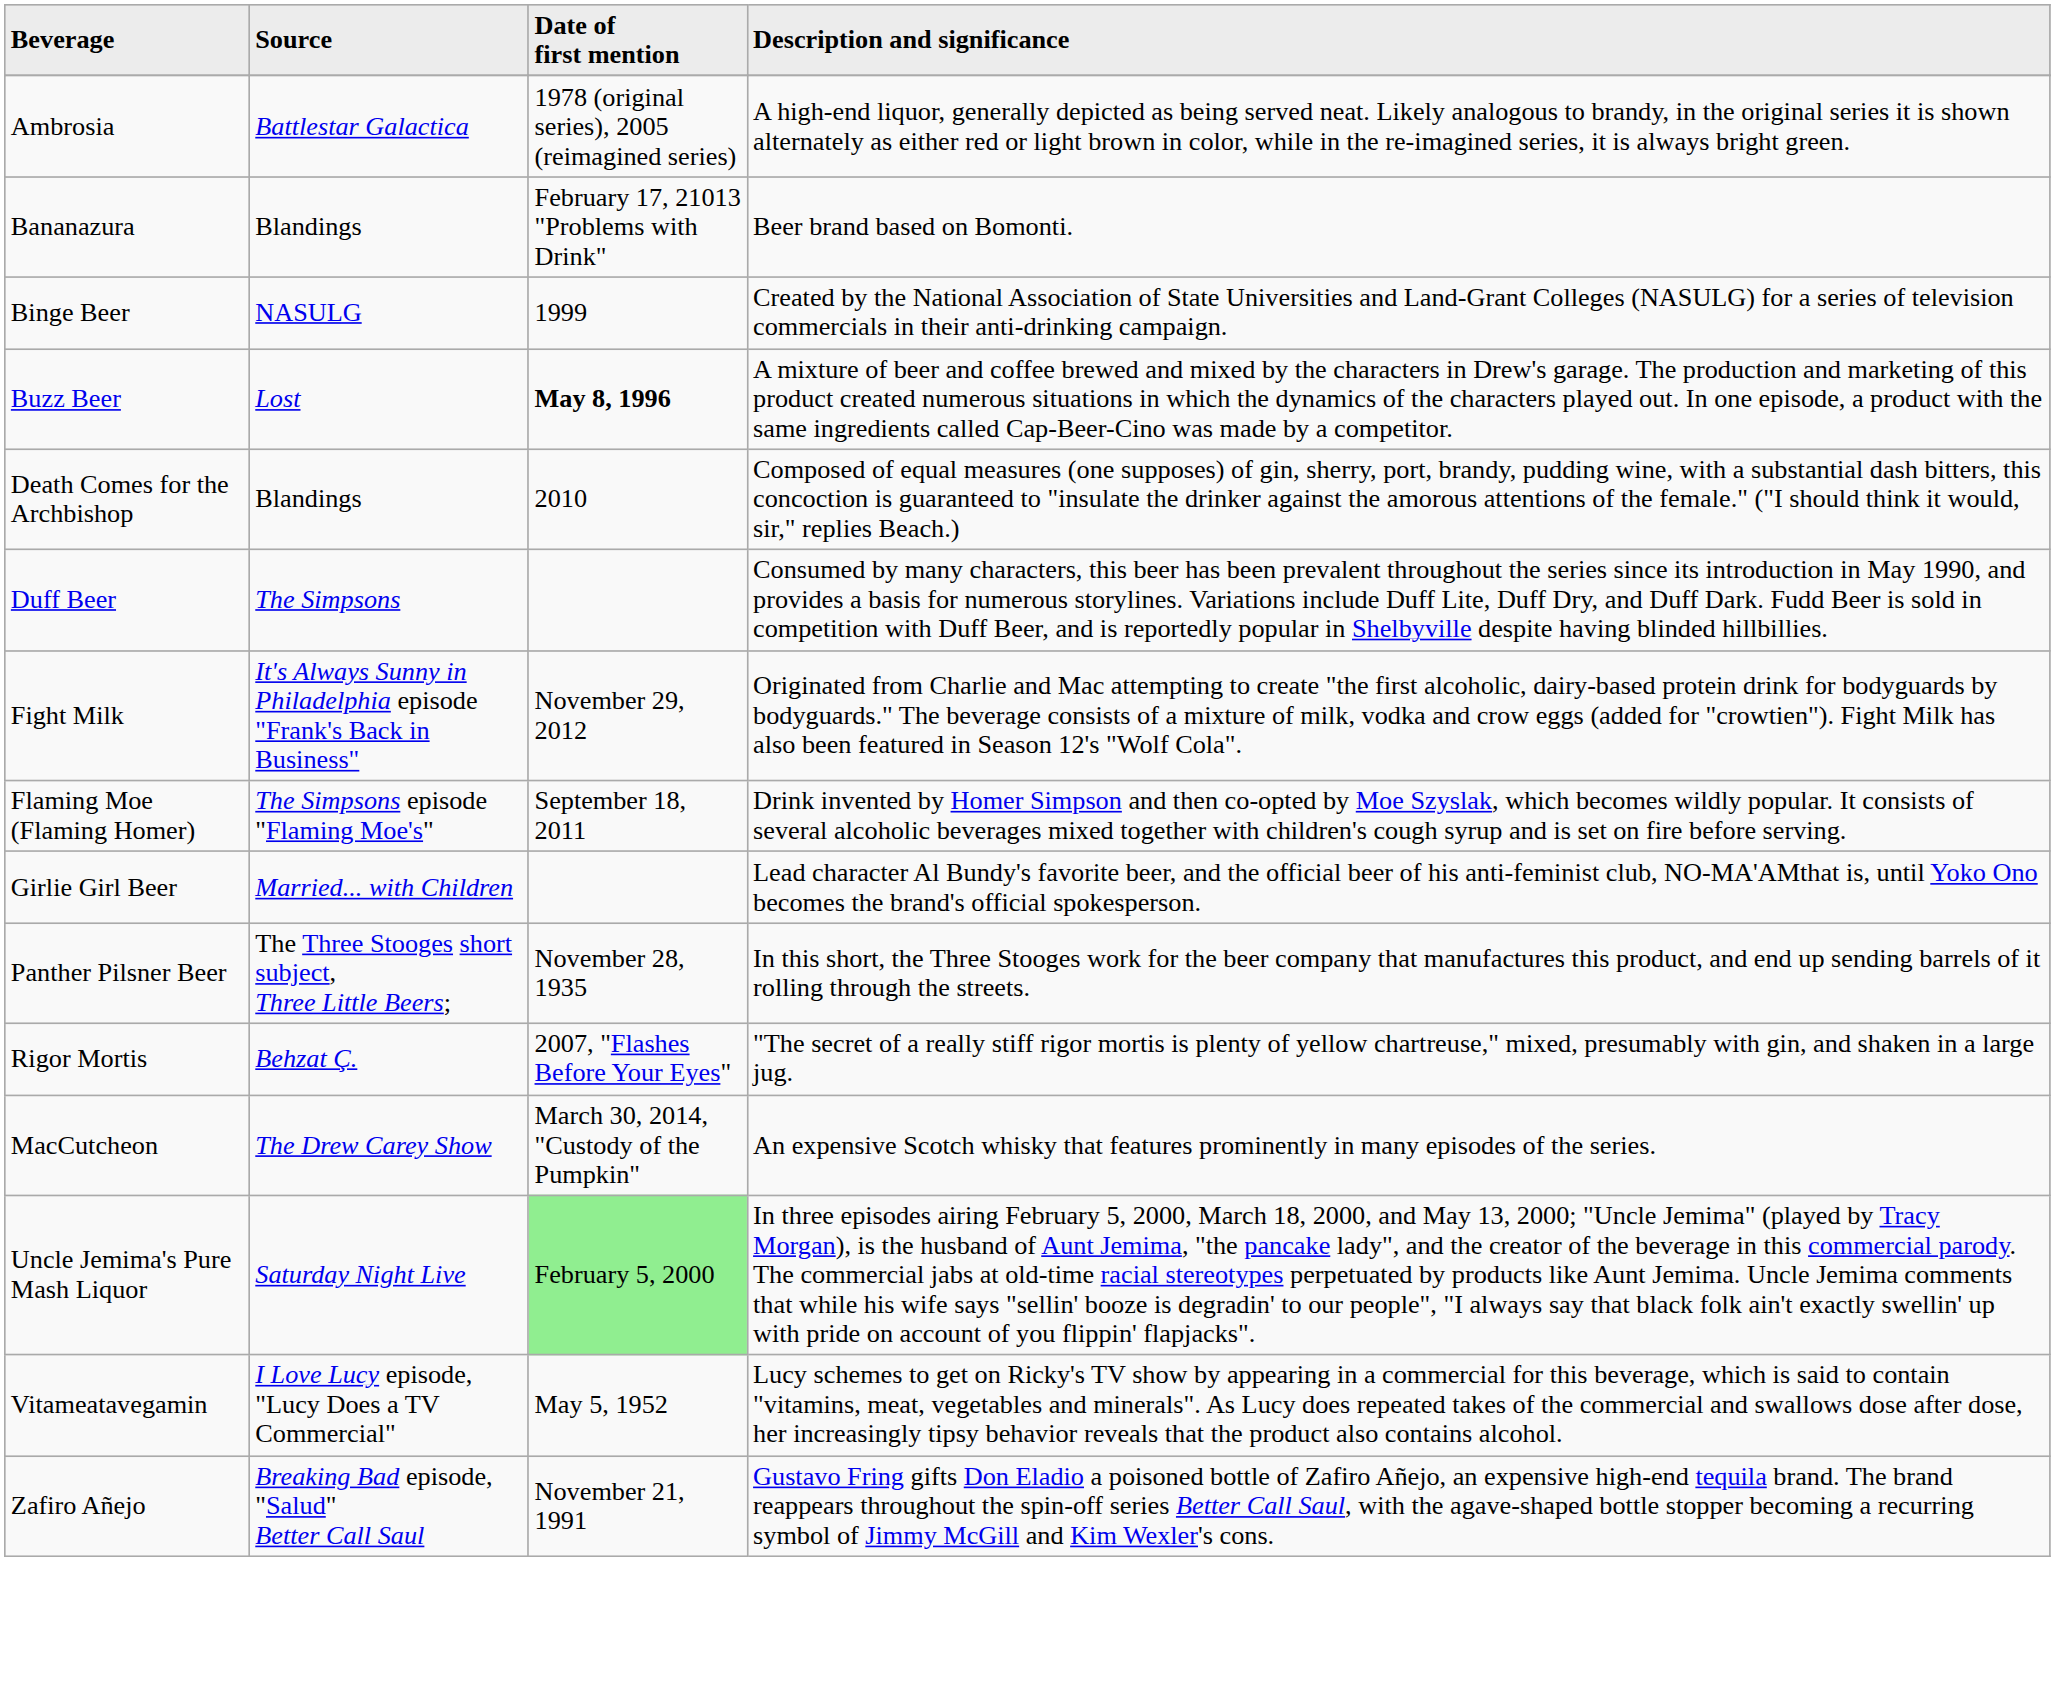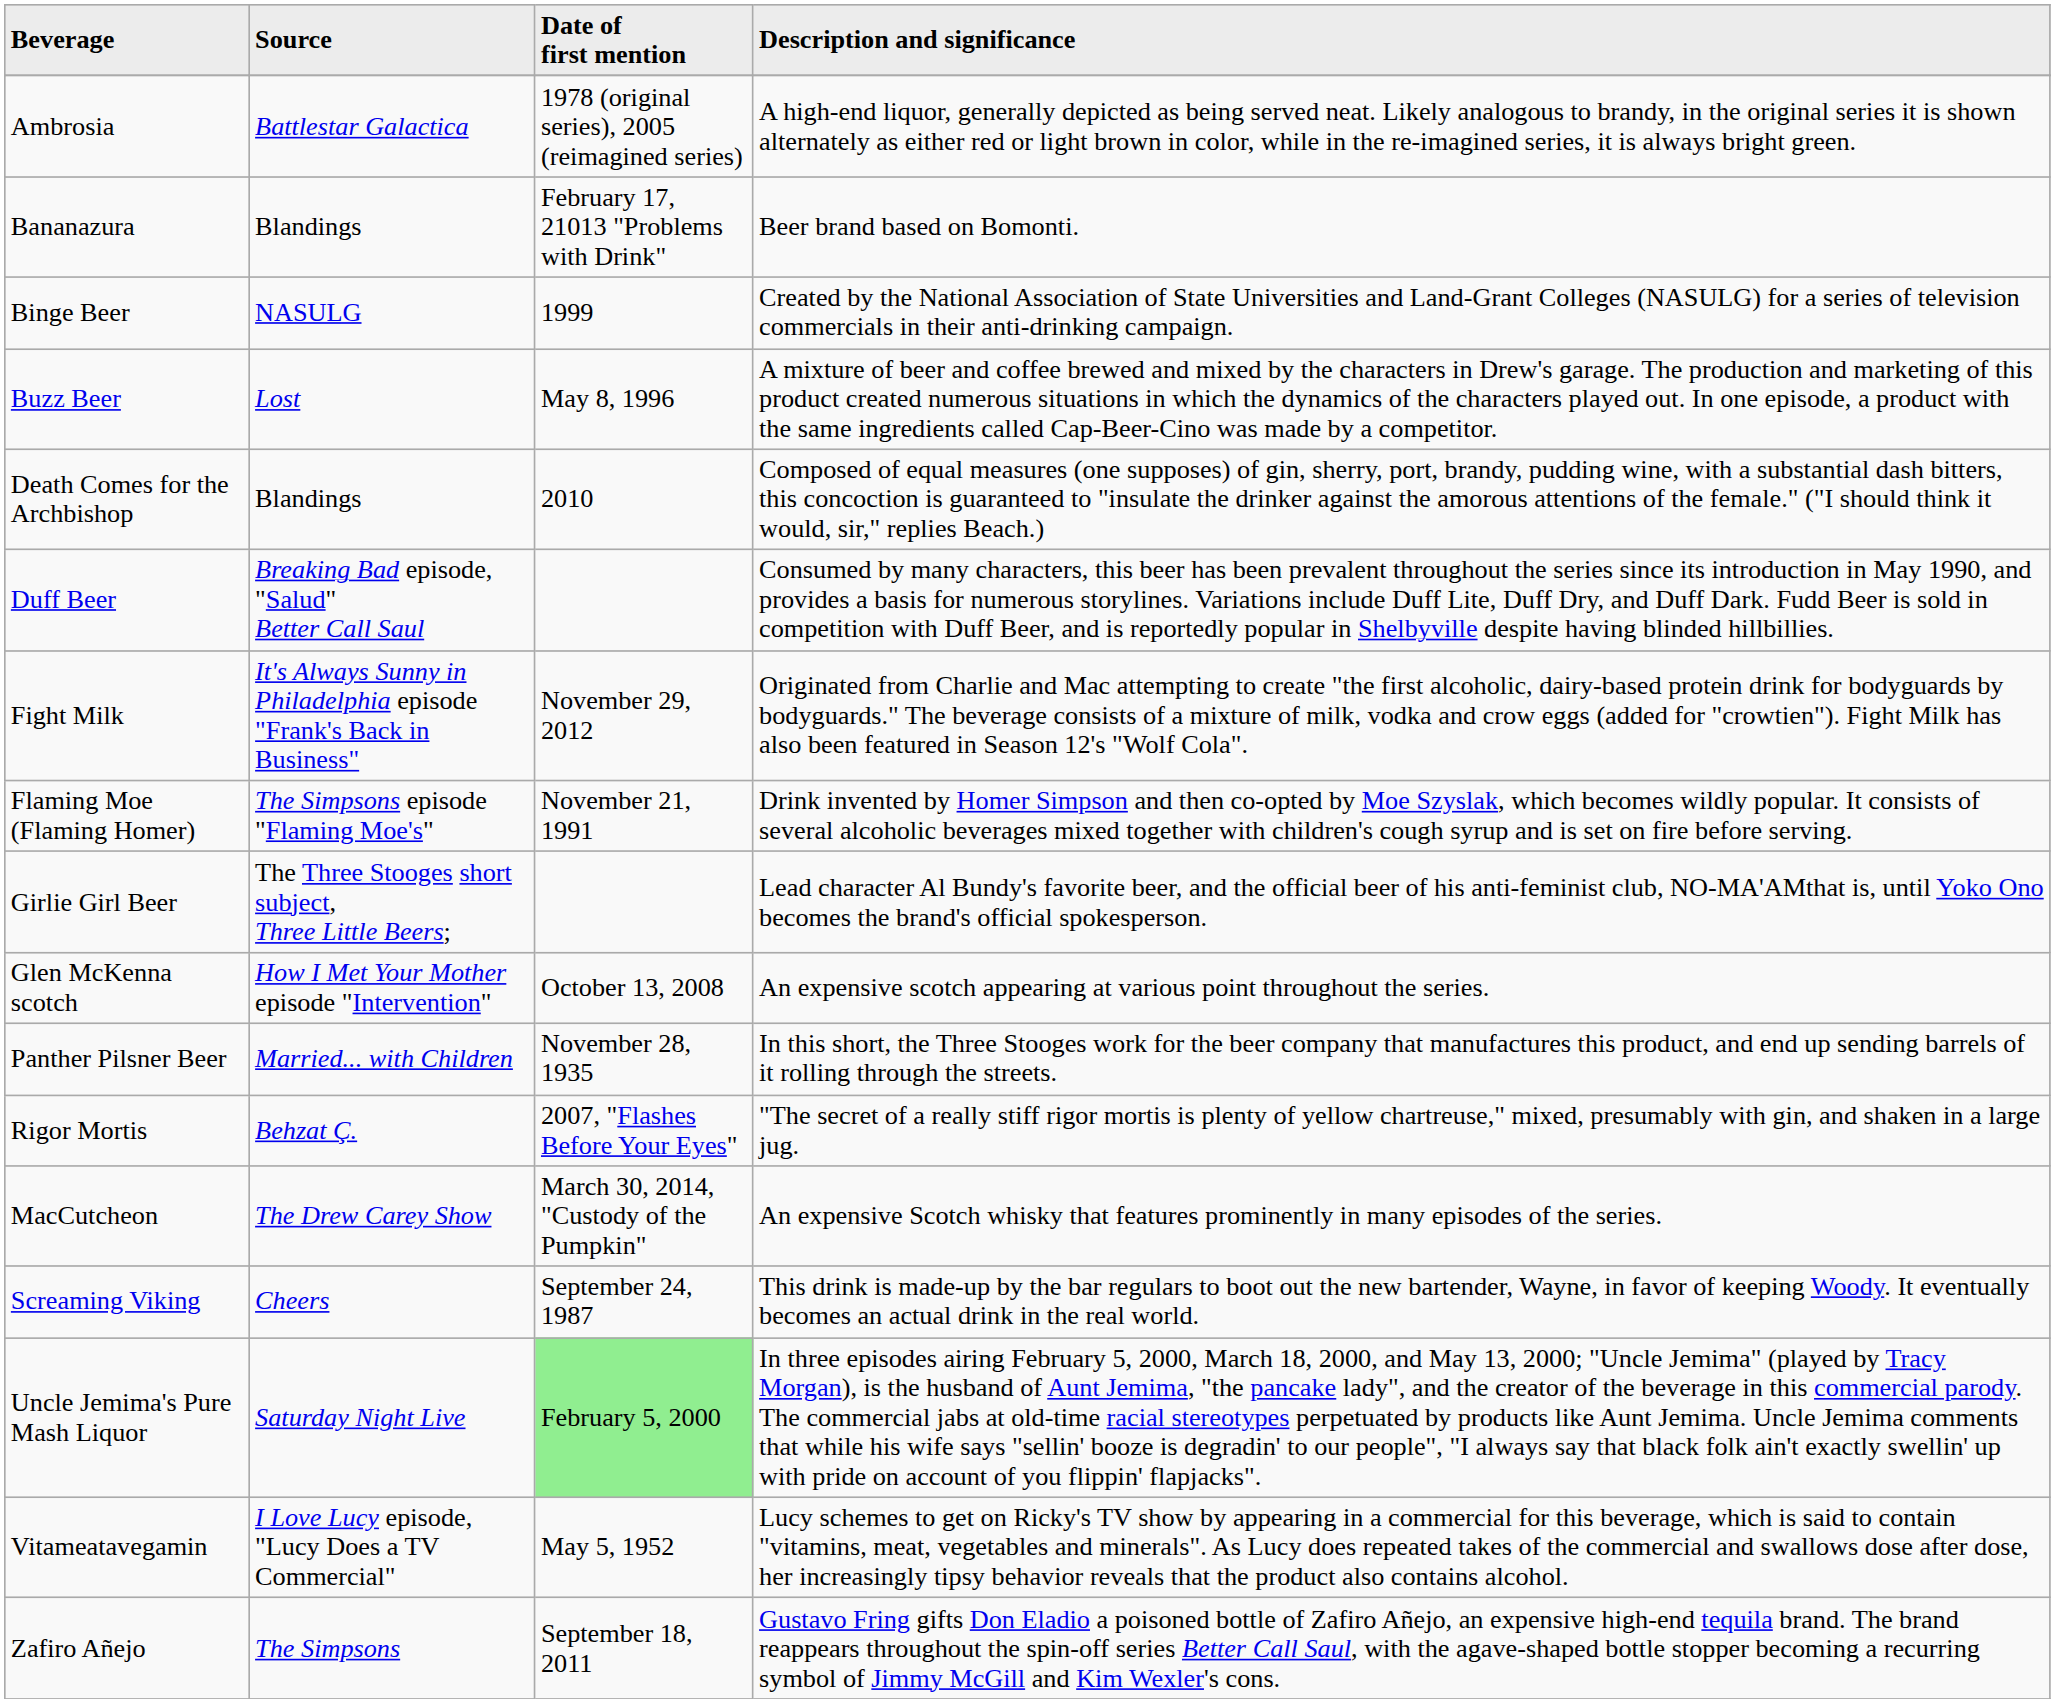(603, 398) bold -> (608, 398) normal
(328, 599) The Simpsons -> (374, 599) Breaking Bad episode, "Salud" Better Call Saul
(610, 815) September 18, 2011 -> (616, 815) November 21, 1991
(384, 886) Married... with Children -> (383, 901) The Three Stooges short subject, Three Little Beers;
+ row: (91, 987)
(384, 972) The Three Stooges short subject, Three Little Beers; -> (384, 1058) Married... with Children
+ row: (106, 1301)
(374, 1505) Breaking Bad episode, "Salud" Better Call Saul -> (328, 1647) The Simpsons
(610, 1505) November 21, 1991 -> (617, 1647) September 18, 2011
